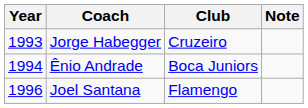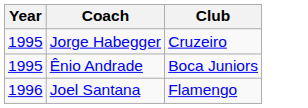- column: (282, 16)
(25, 41) 1993 -> (25, 41) 1995
(25, 66) 1994 -> (25, 66) 1995
